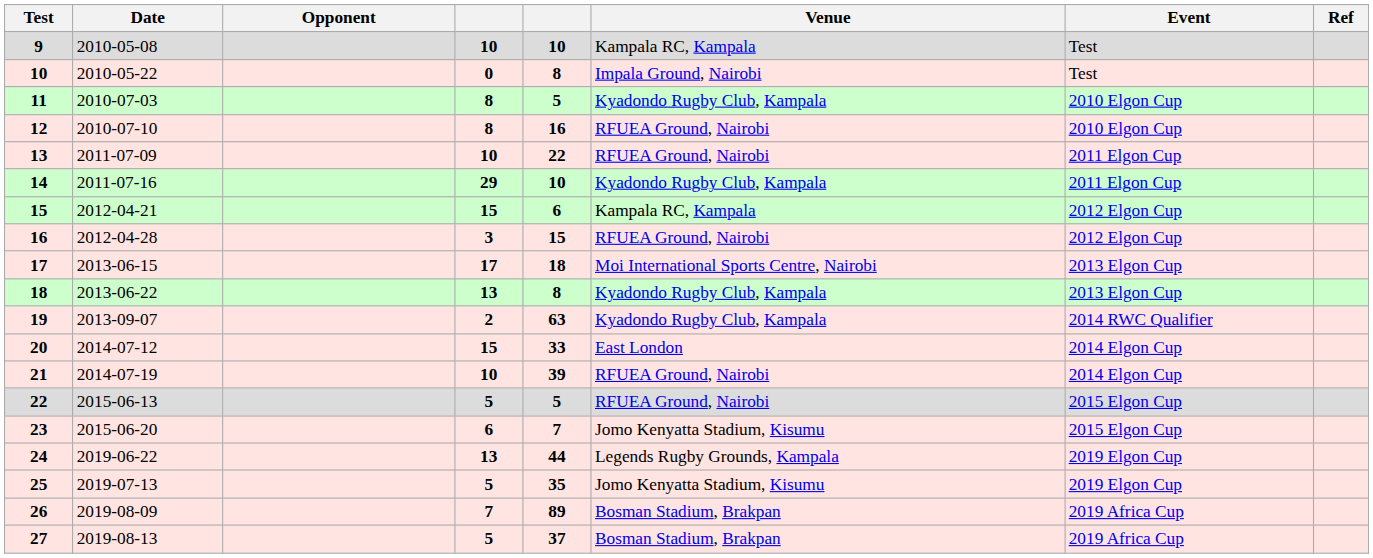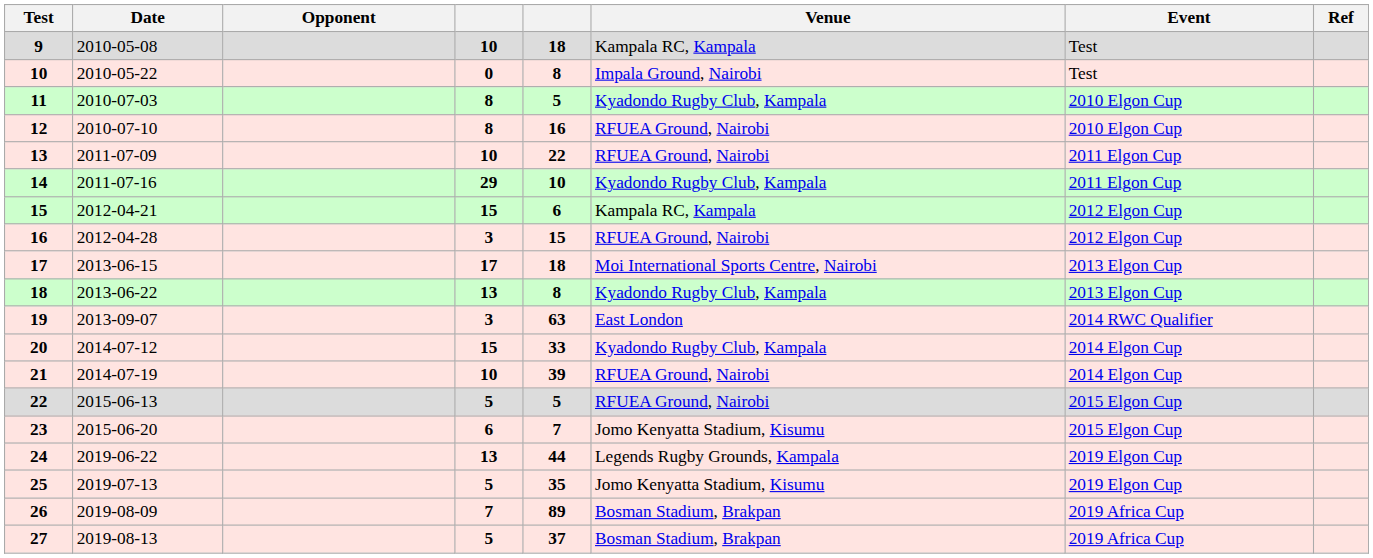(557, 45) 10 -> (557, 45) 18
(489, 319) 2 -> (489, 319) 3
(711, 319) Kyadondo Rugby Club, Kampala -> (639, 319) East London
(639, 347) East London -> (711, 347) Kyadondo Rugby Club, Kampala
